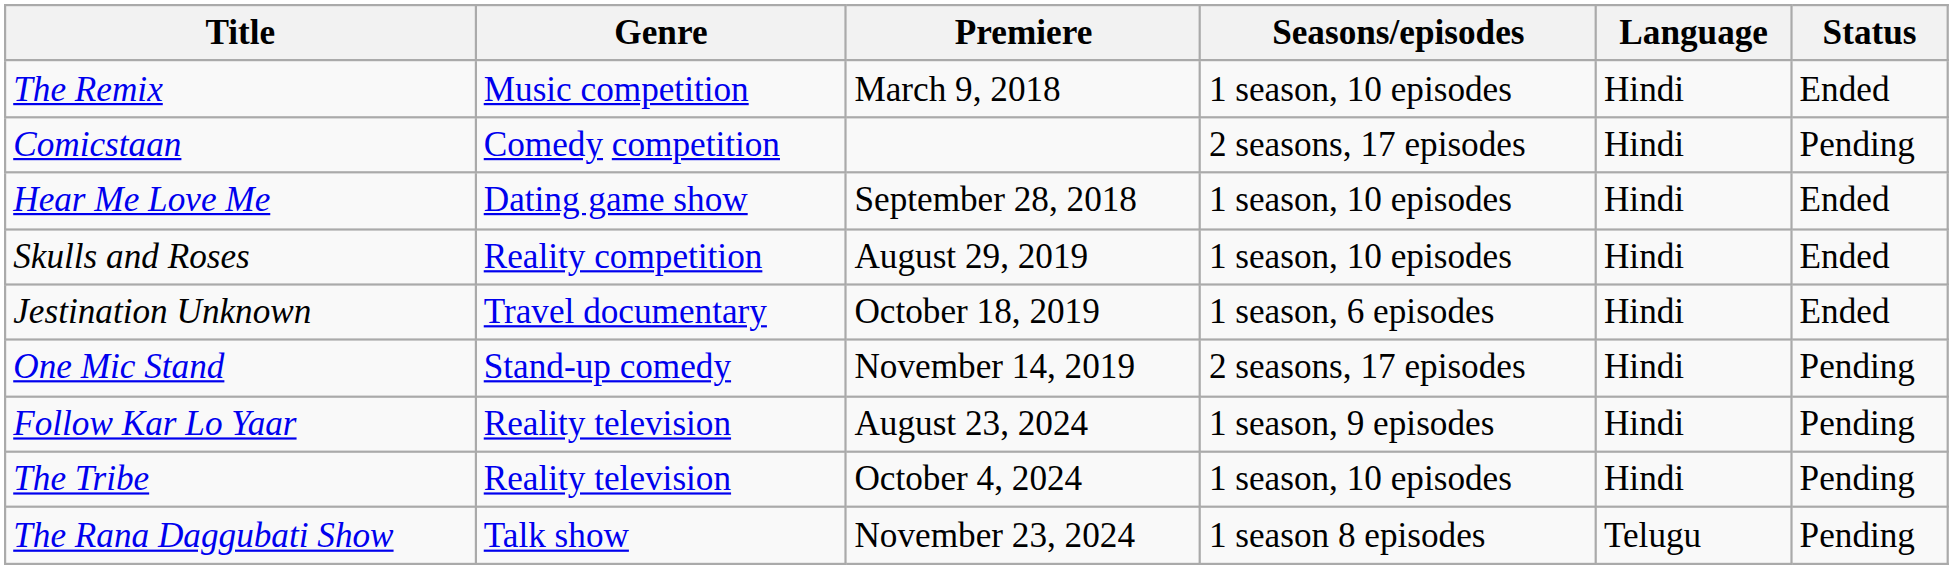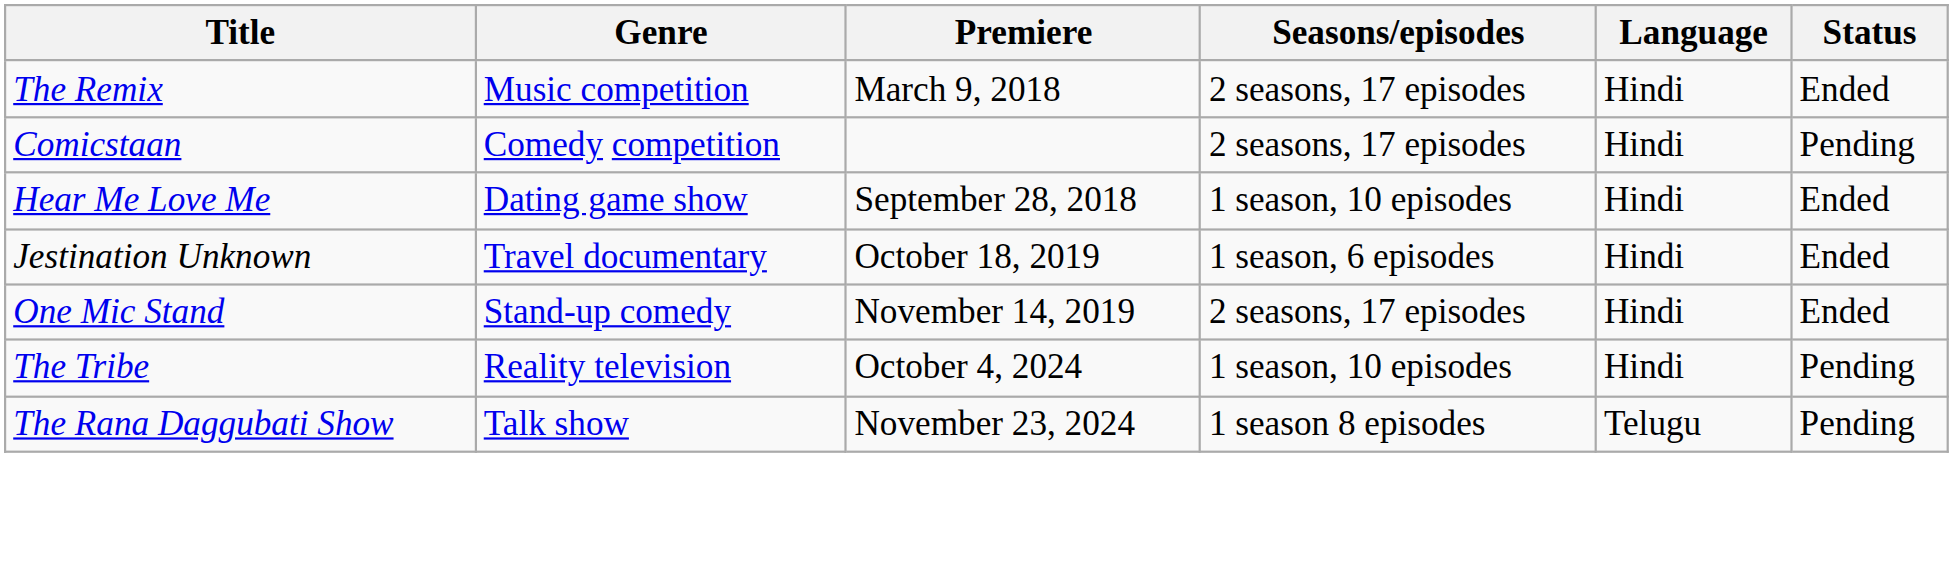(1360, 88) 1 season, 10 episodes -> (1367, 88) 2 seasons, 17 episodes
- row: (132, 255)
(1857, 367) Pending -> (1845, 311) Ended
- row: (155, 423)
